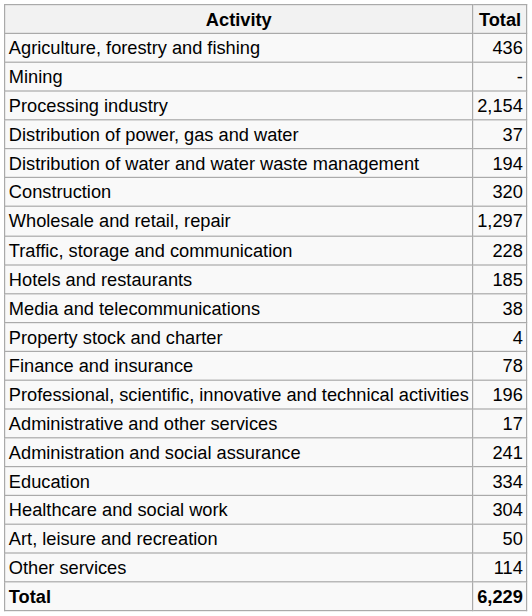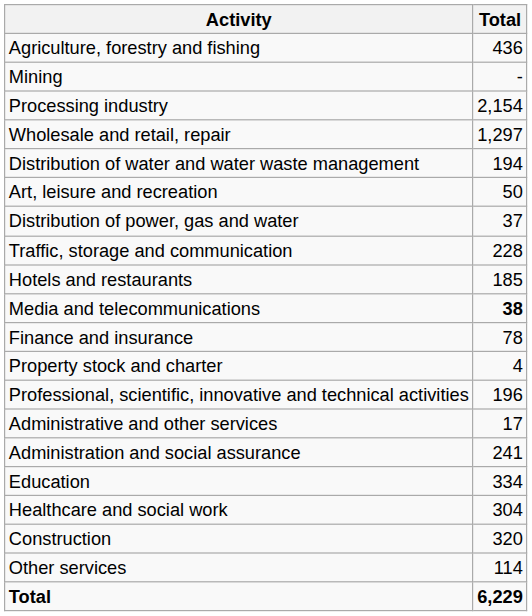rows swapped: (154, 135) <-> (120, 221)
rows swapped: (60, 192) <-> (113, 539)
(513, 308) normal -> (513, 308) bold
rows swapped: (101, 366) <-> (116, 337)
